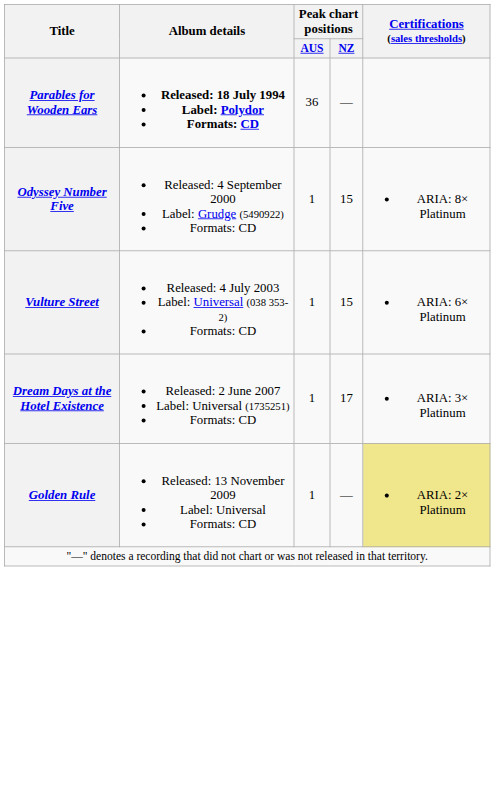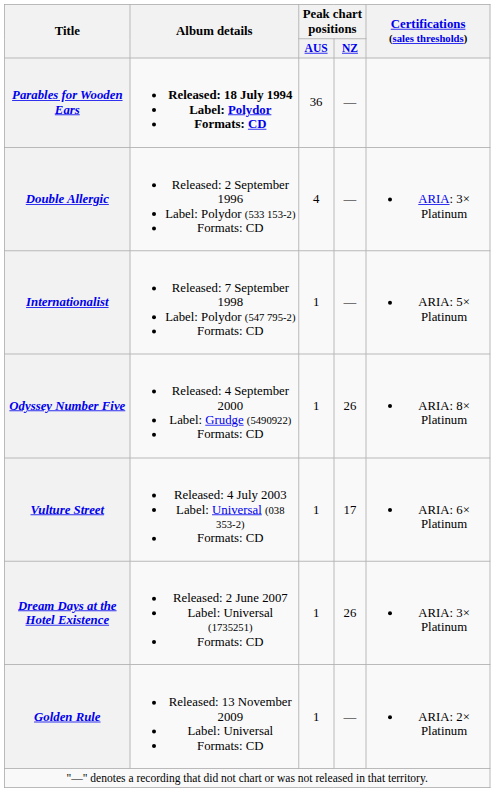+ row: (67, 199)
+ row: (67, 302)
(346, 199) 15 -> (350, 406) 26
(346, 302) 15 -> (350, 509) 17
(346, 398) 17 -> (350, 613) 26
(426, 502) khaki background -> (428, 724) no background
